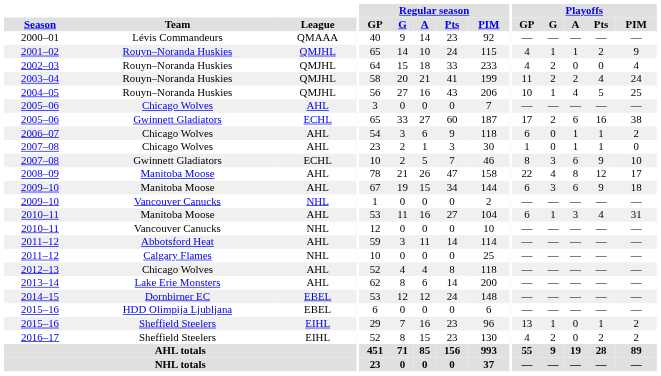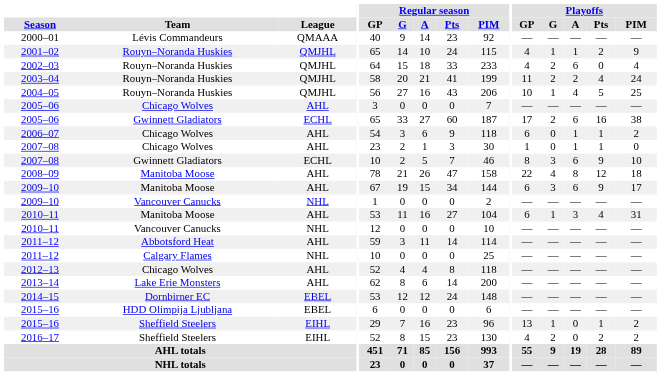(575, 65) 0 -> (575, 65) 6
(636, 174) 17 -> (636, 174) 18
(636, 187) 18 -> (636, 187) 17
